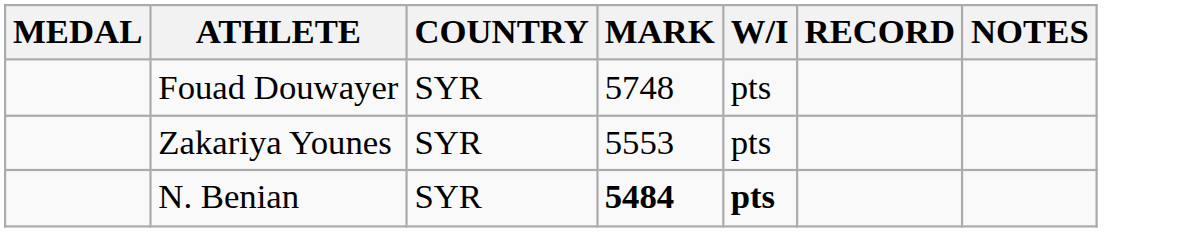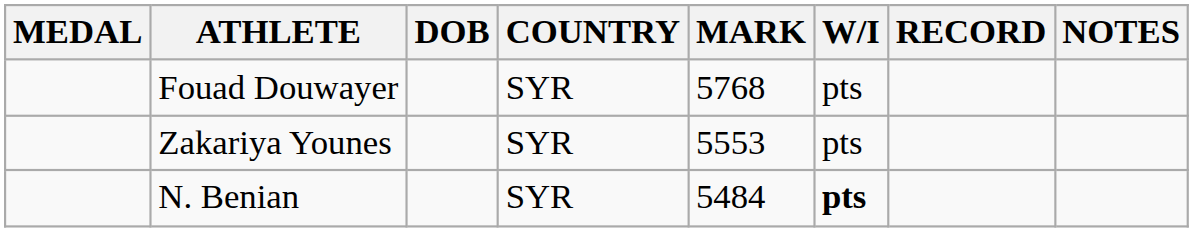+ column: (452, 32)
(639, 87) 5748 -> (731, 87) 5768
(639, 197) bold -> (731, 197) normal
